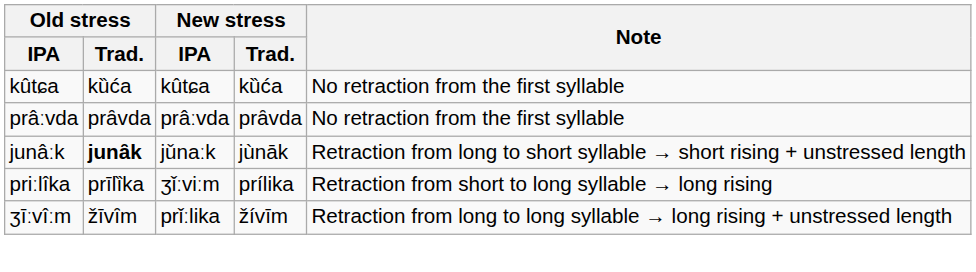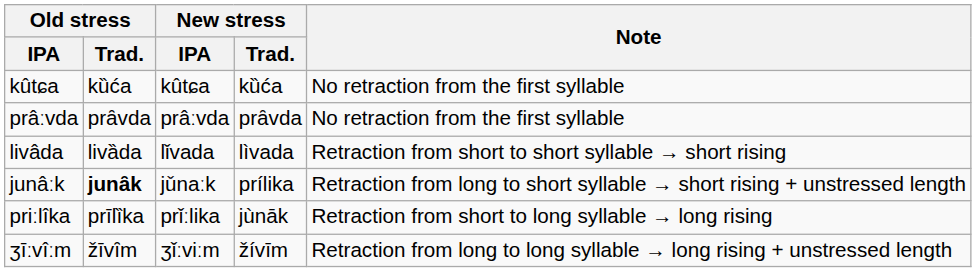+ row: (36, 151)
(263, 151) jùnāk -> (266, 184) prílika
(190, 184) ʒǐːviːm -> (190, 217) prǐːlika
(266, 184) prílika -> (263, 217) jùnāk
(190, 217) prǐːlika -> (190, 250) ʒǐːviːm
